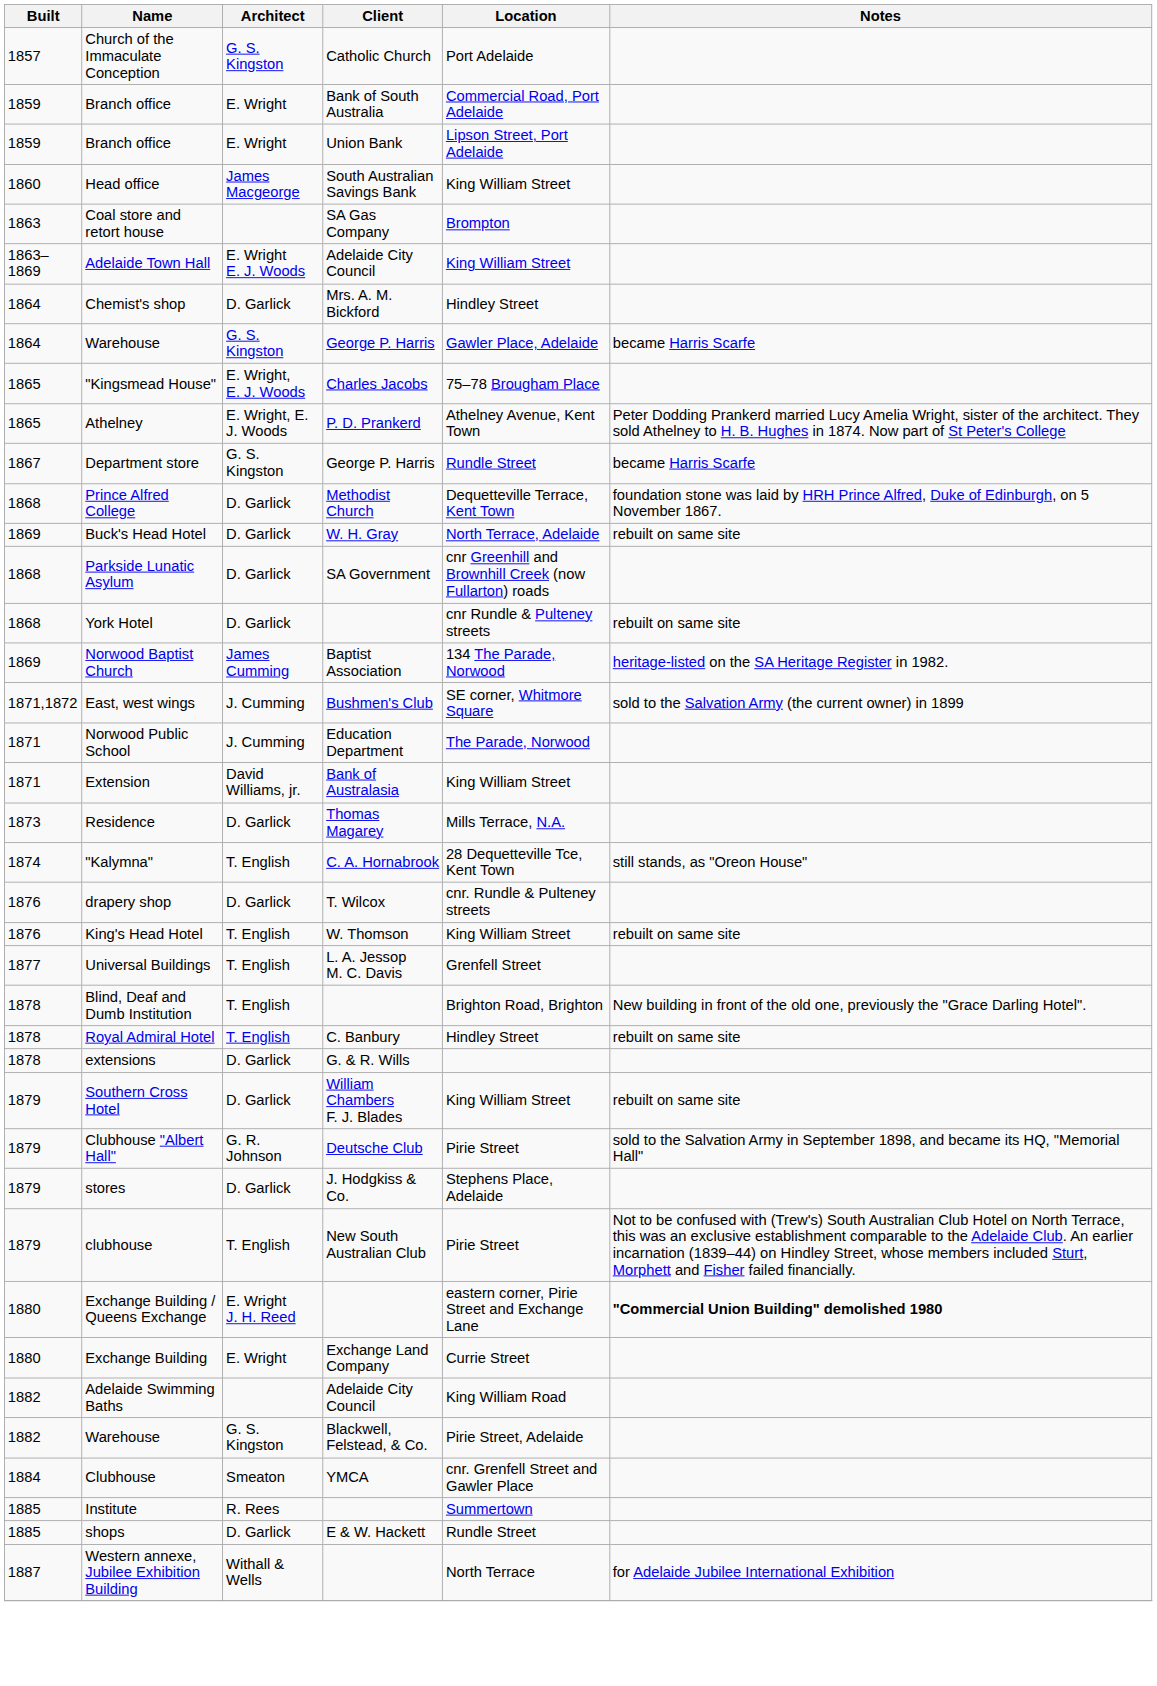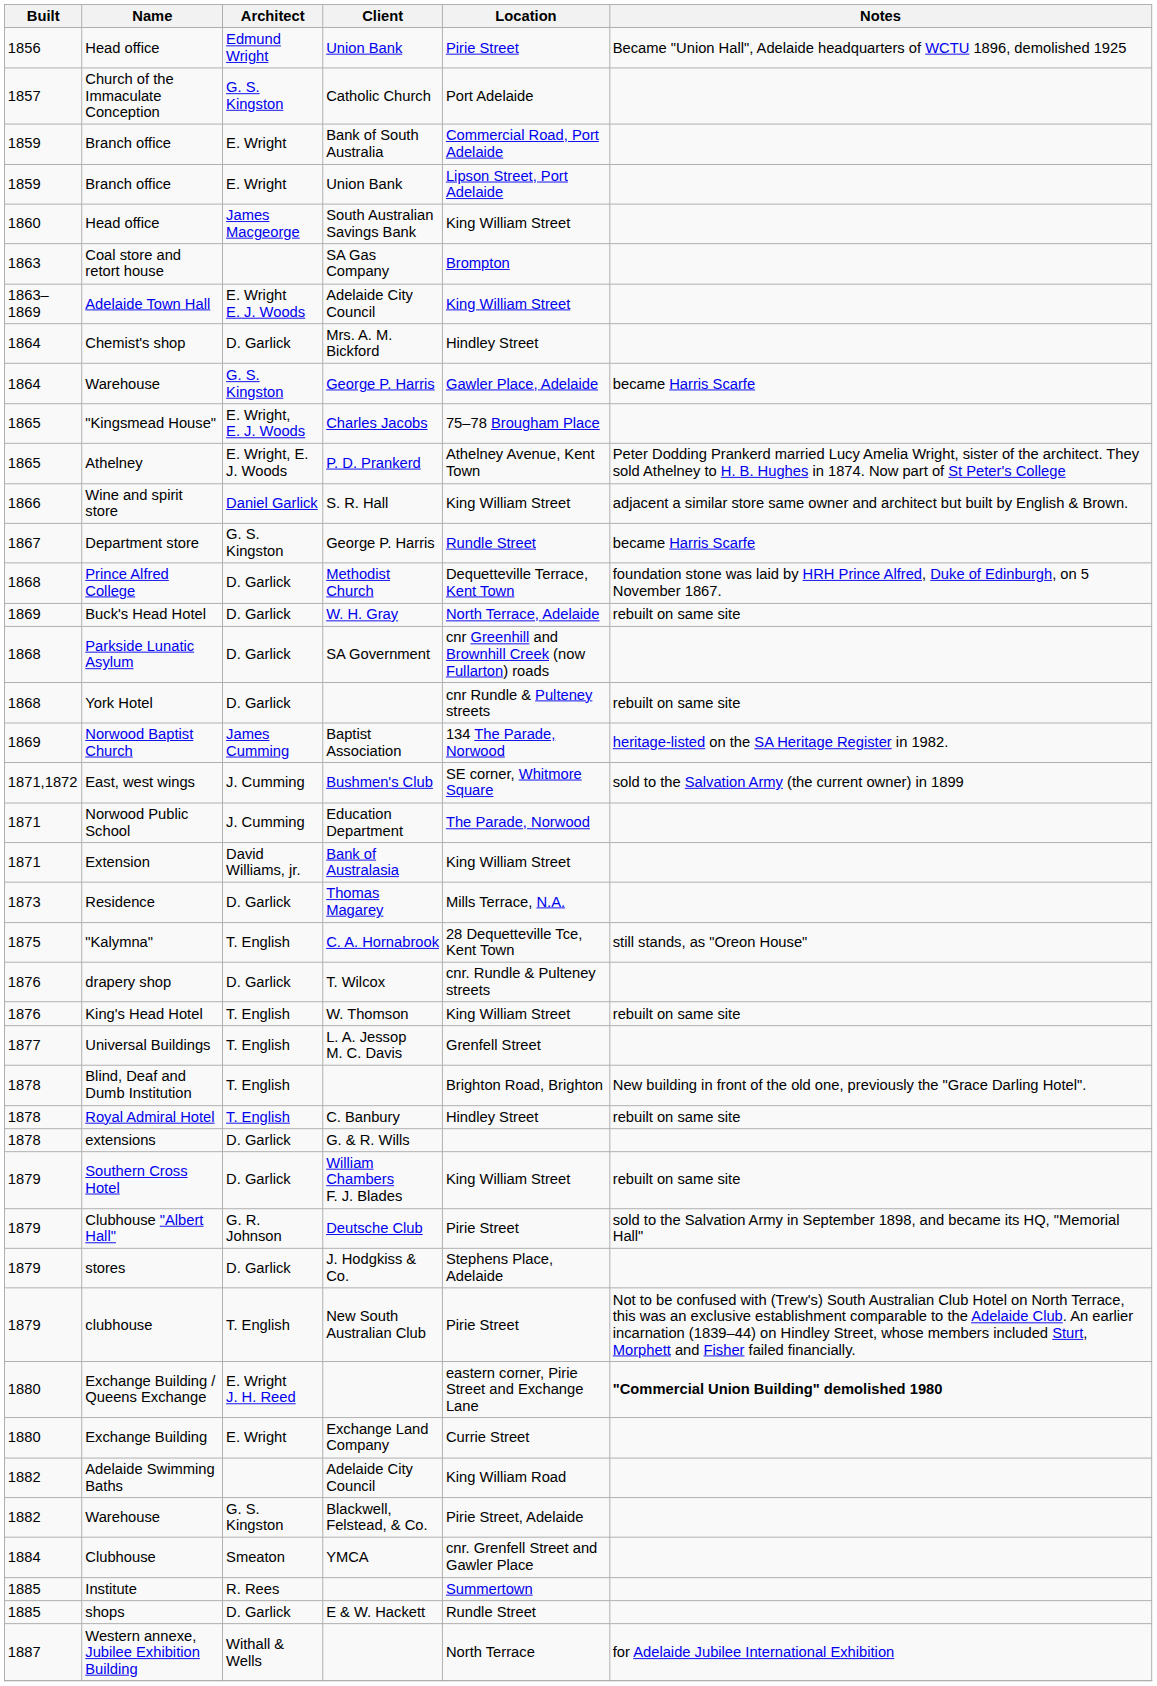+ row: (122, 47)
+ row: (134, 503)
(24, 862) 1874 -> (24, 942) 1875
